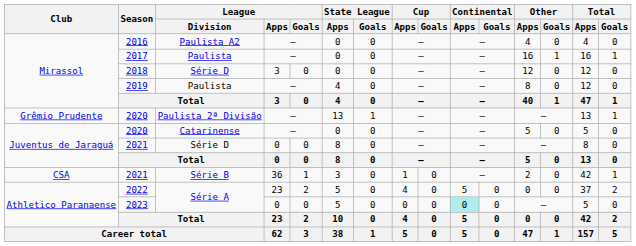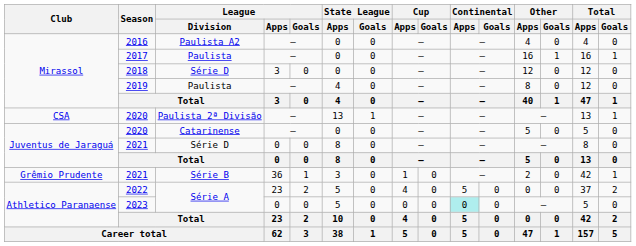(61, 116) Grêmio Prudente -> (61, 116) CSA
(61, 175) CSA -> (61, 175) Grêmio Prudente
